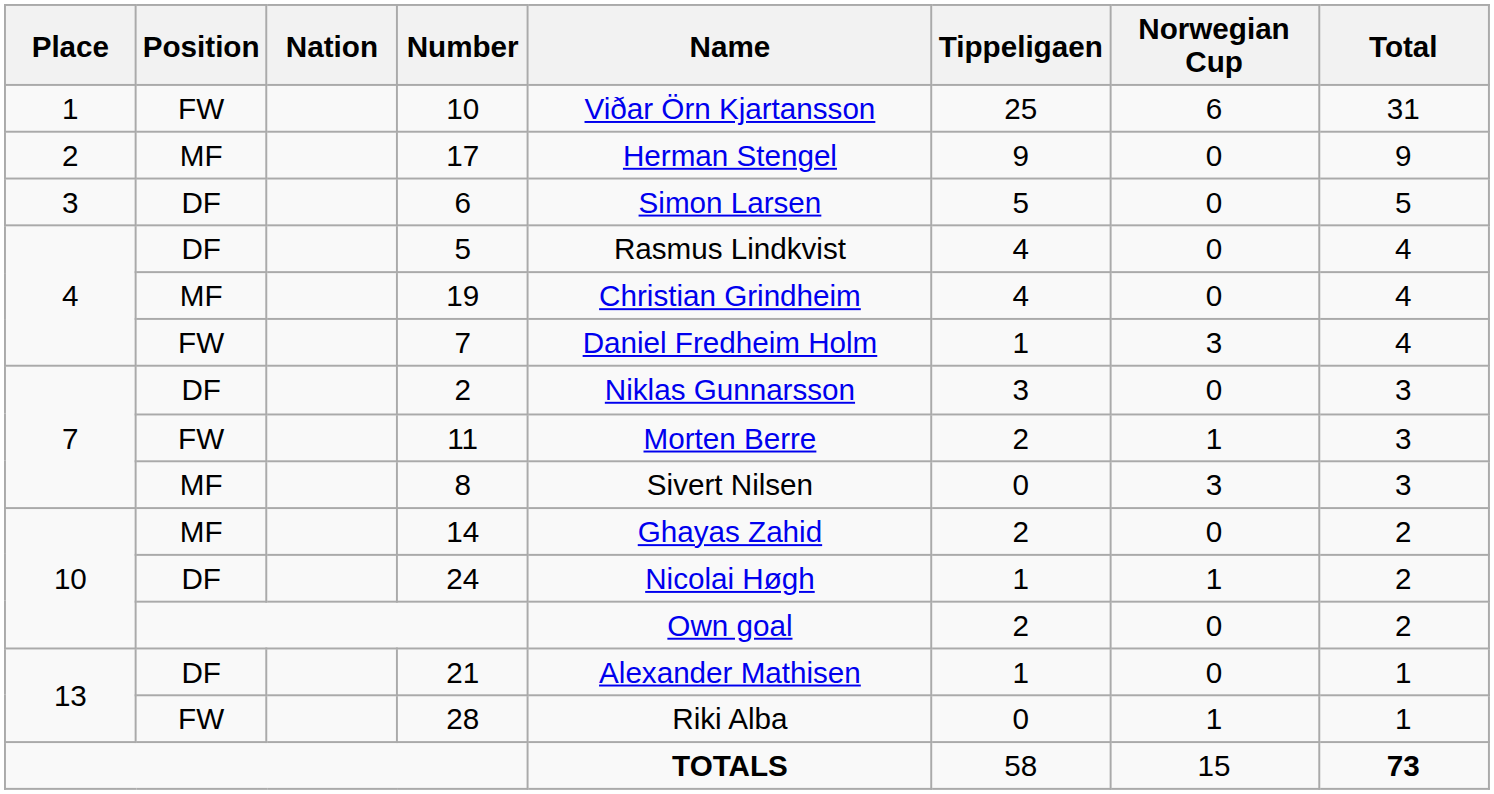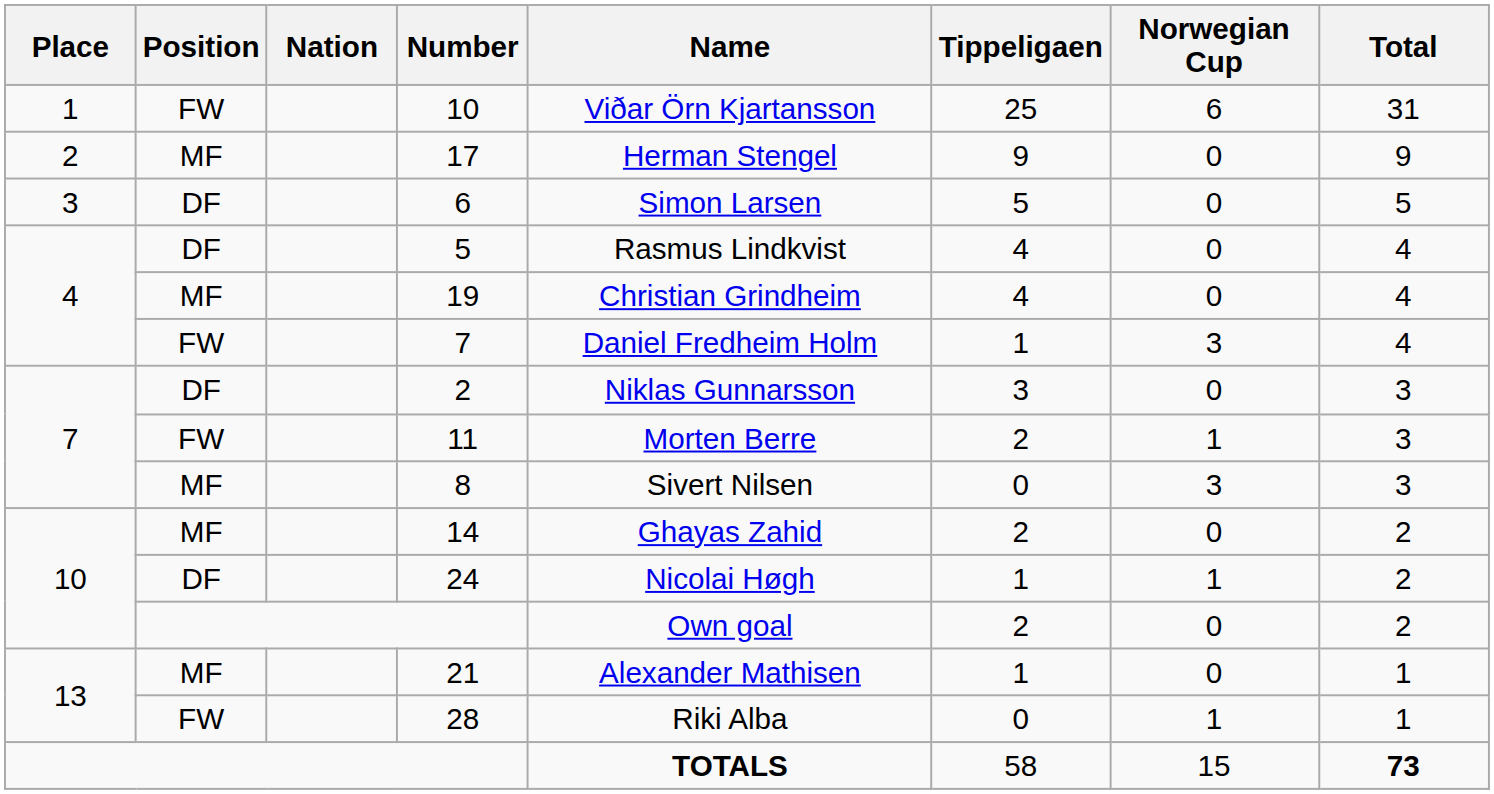(201, 672) DF -> (201, 672) MF
